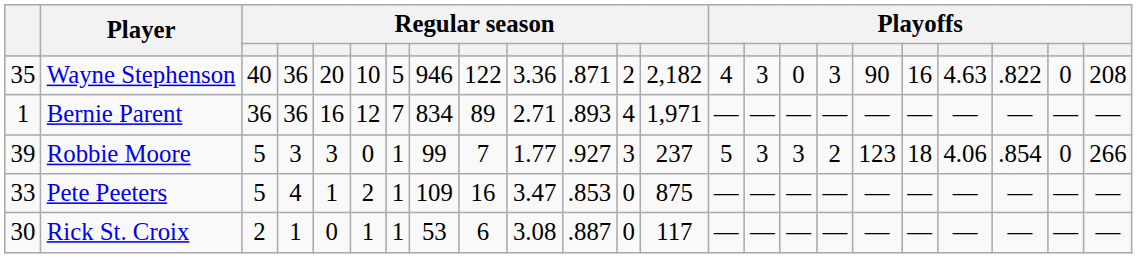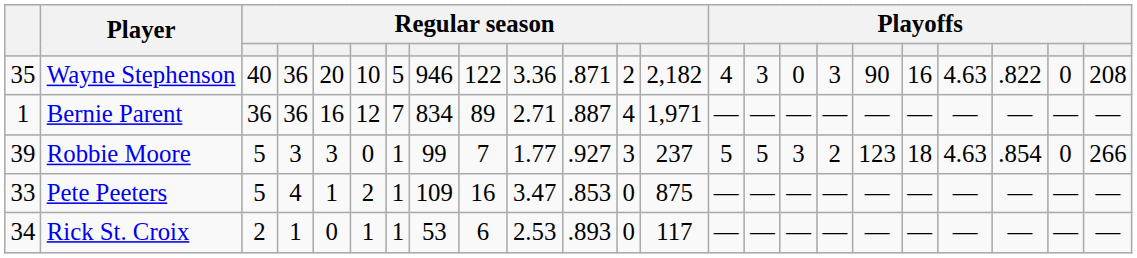(589, 114) .893 -> (589, 114) .887
(762, 153) 3 -> (762, 153) 5
(965, 153) 4.06 -> (965, 153) 4.63
(23, 232) 30 -> (23, 232) 34
(535, 232) 3.08 -> (535, 232) 2.53
(589, 232) .887 -> (589, 232) .893
